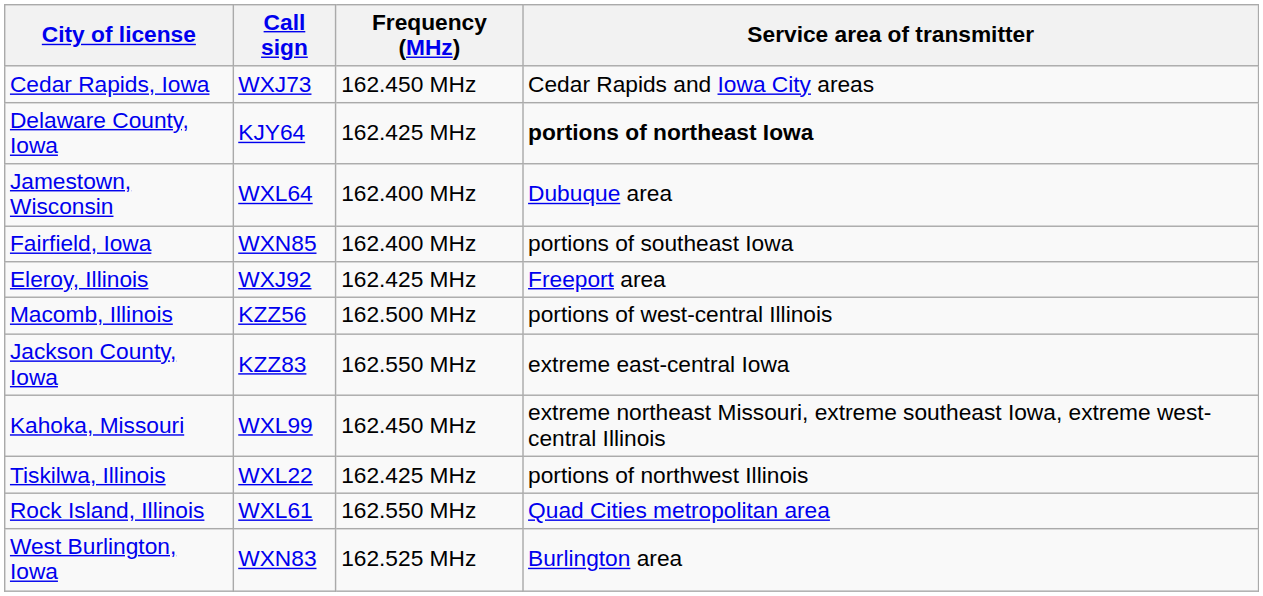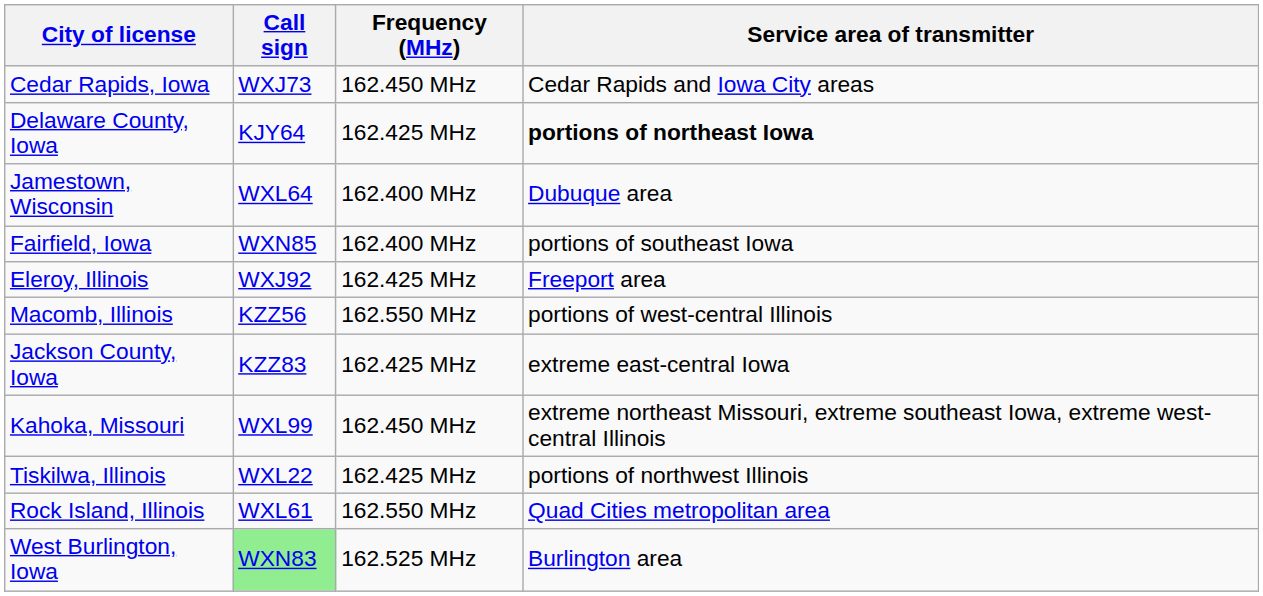(409, 315) 162.500 MHz -> (409, 315) 162.550 MHz
(409, 364) 162.550 MHz -> (409, 364) 162.425 MHz
(277, 559) no background -> (277, 559) lightgreen background
